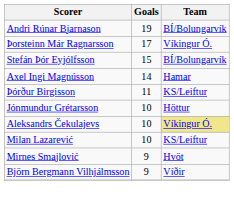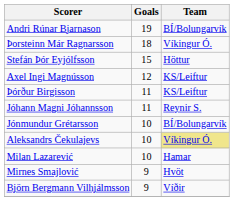(146, 44) 17 -> (146, 44) 18
(195, 60) BÍ/Bolungarvík -> (177, 60) Höttur
(146, 76) 14 -> (146, 76) 12
(177, 76) Hamar -> (185, 76) KS/Leiftur
+ row: (60, 108)
(177, 108) Höttur -> (195, 124) BÍ/Bolungarvík
(185, 140) KS/Leiftur -> (177, 156) Hamar
